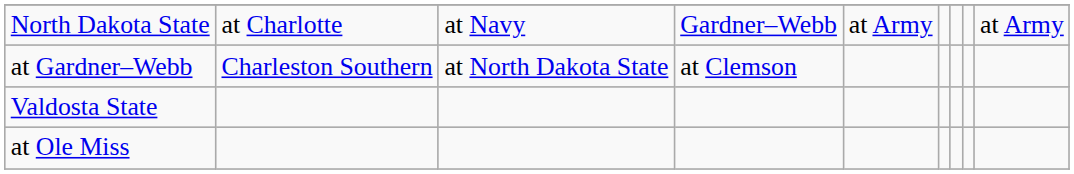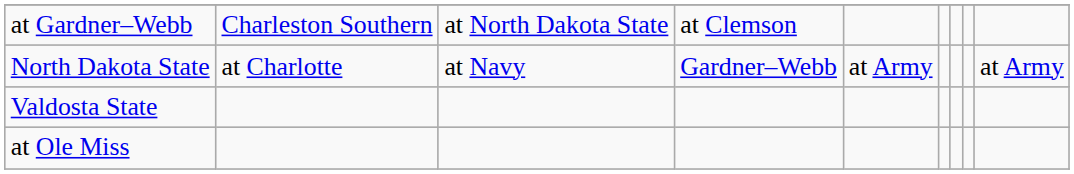rows swapped: (110, 24) <-> (102, 65)
